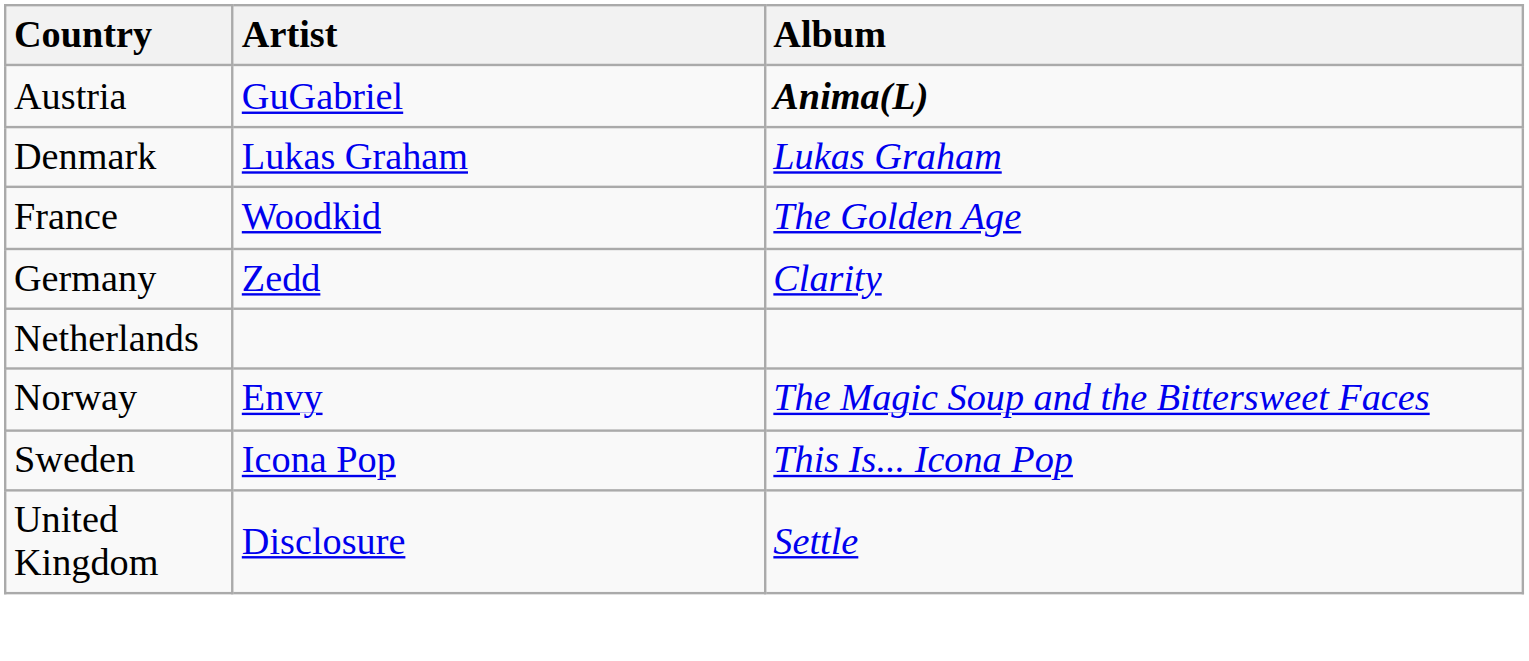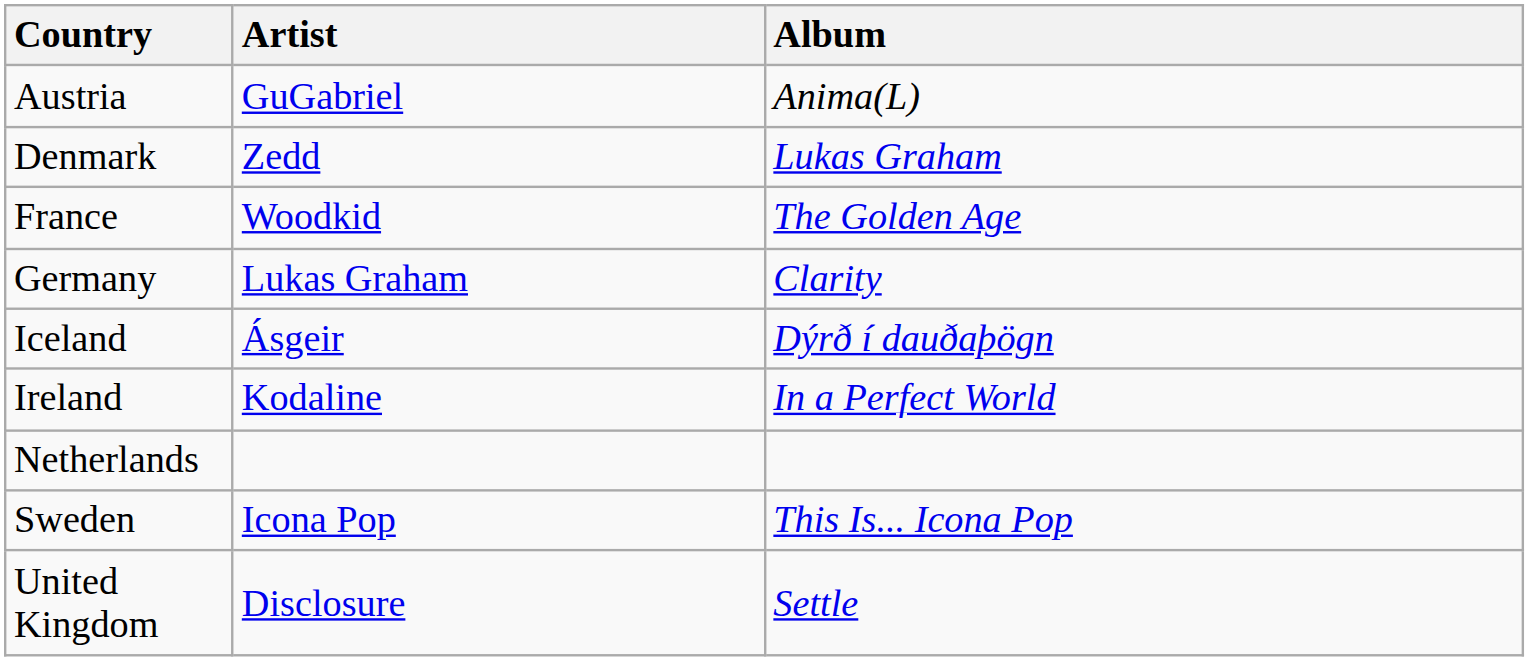(851, 95) bold -> (847, 95) normal
(355, 156) Lukas Graham -> (281, 156) Zedd
(281, 277) Zedd -> (355, 277) Lukas Graham
+ row: (70, 338)
+ row: (68, 398)
- row: (76, 398)
